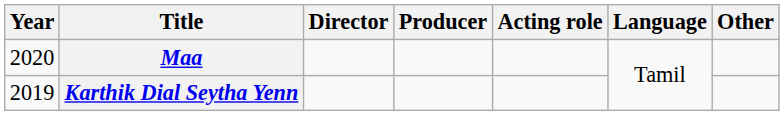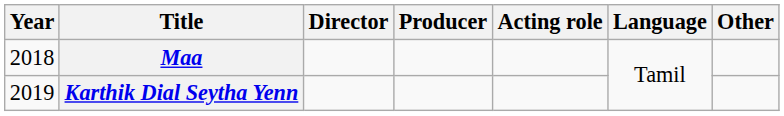(32, 57) 2020 -> (32, 57) 2018
